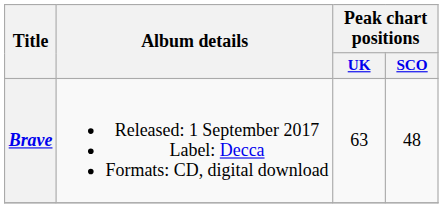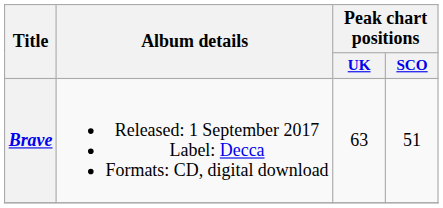(412, 140) 48 -> (412, 140) 51
